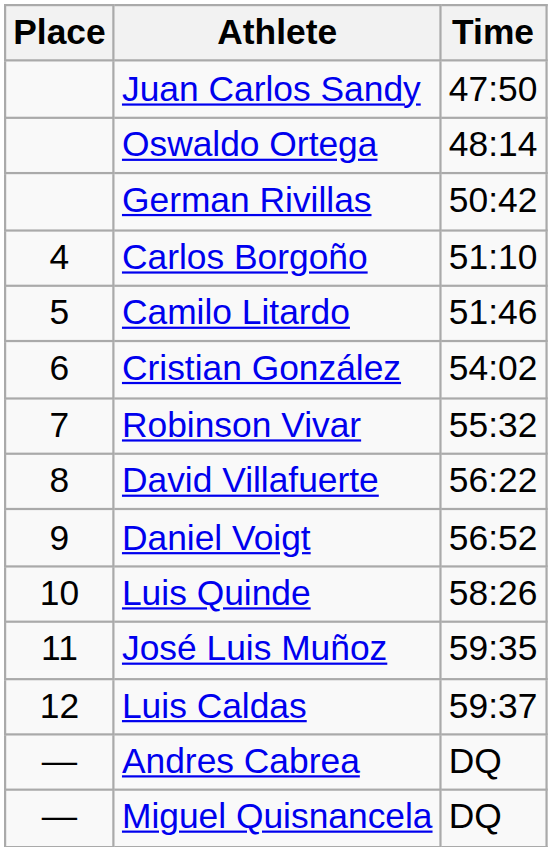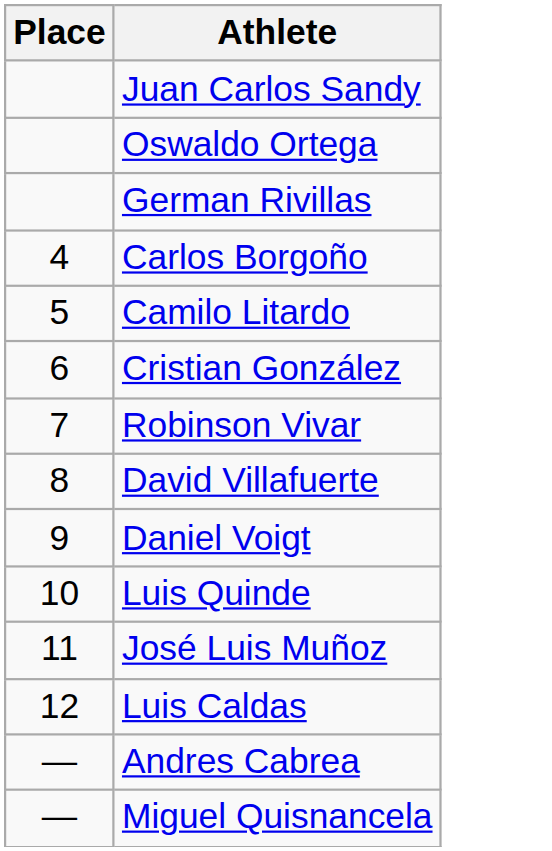- column: (493, 32)
